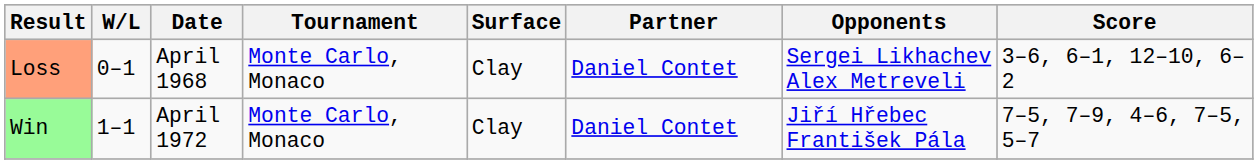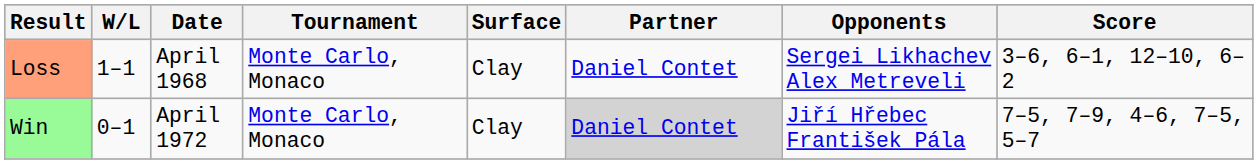(116, 69) 0–1 -> (116, 69) 1–1
(116, 129) 1–1 -> (116, 129) 0–1
(655, 129) no background -> (655, 129) lightgrey background
